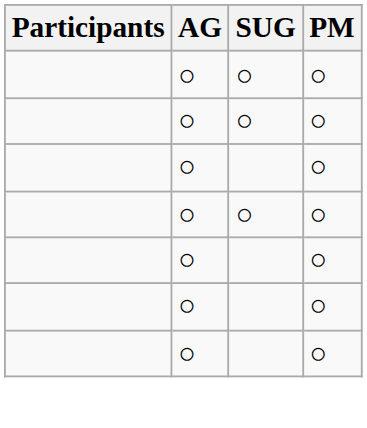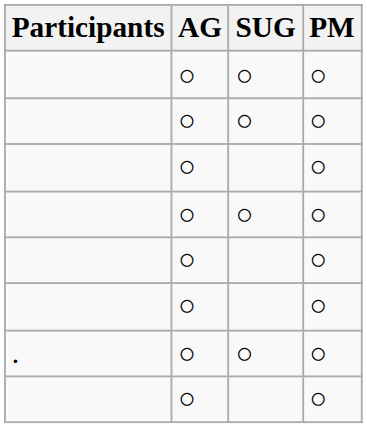+ row: (15, 352)
